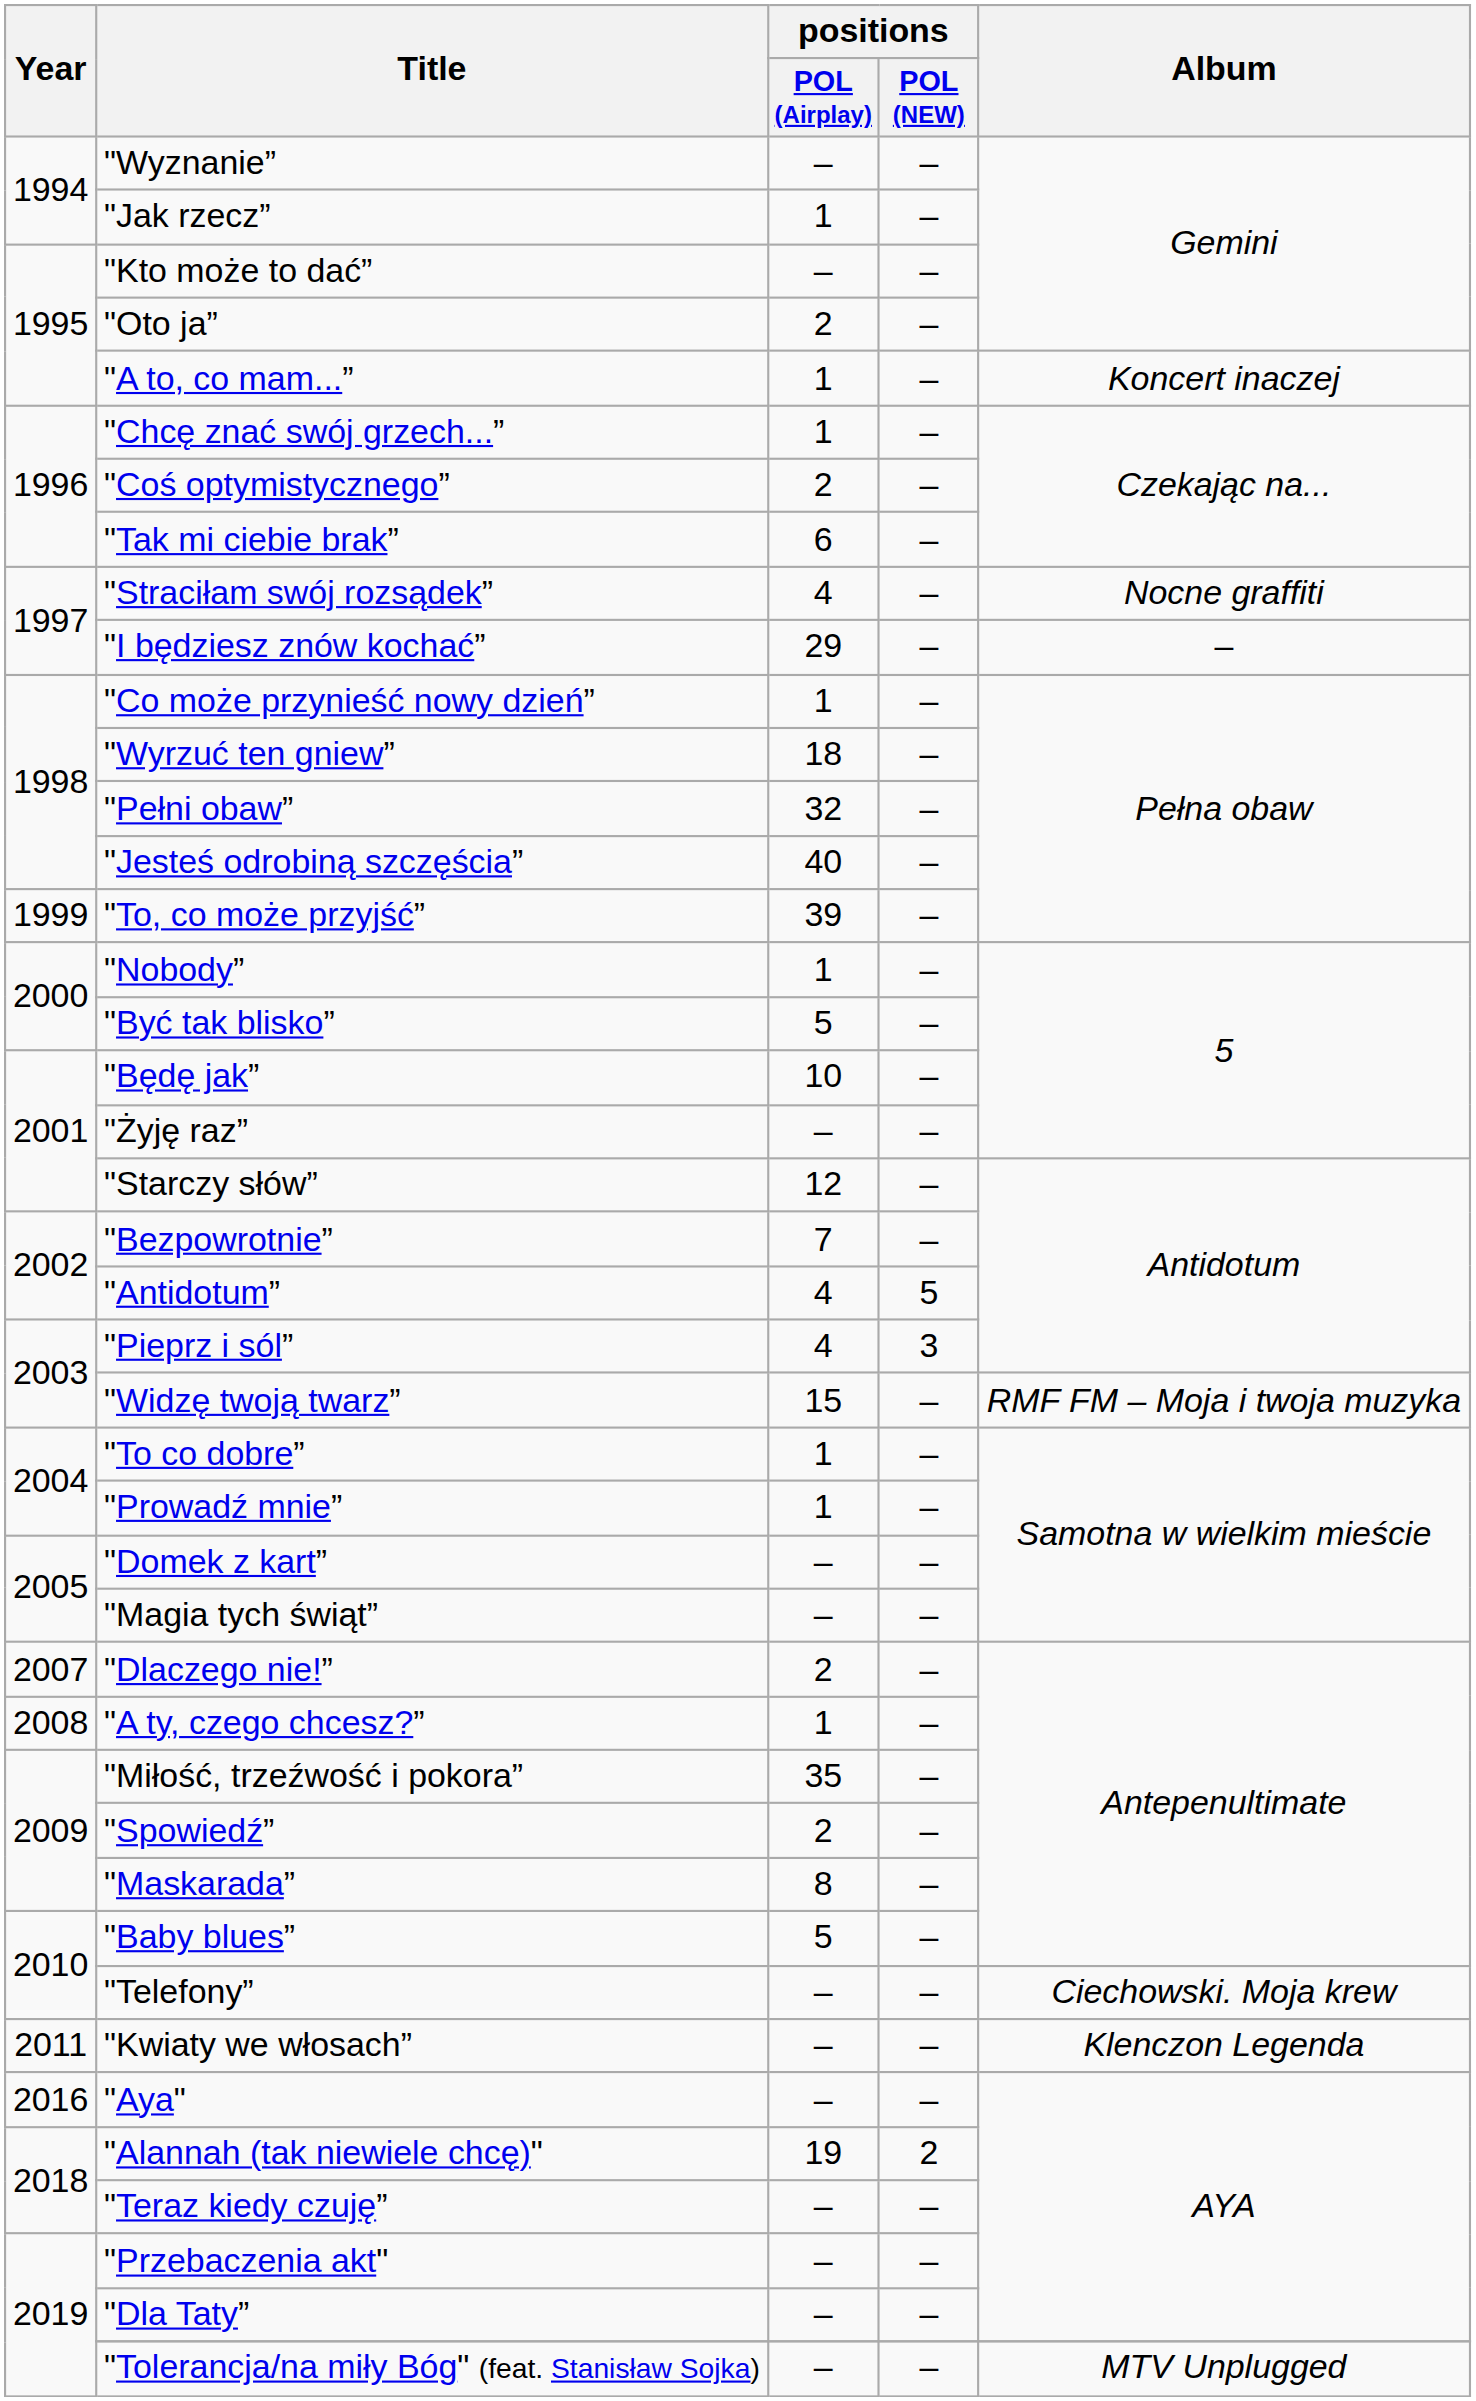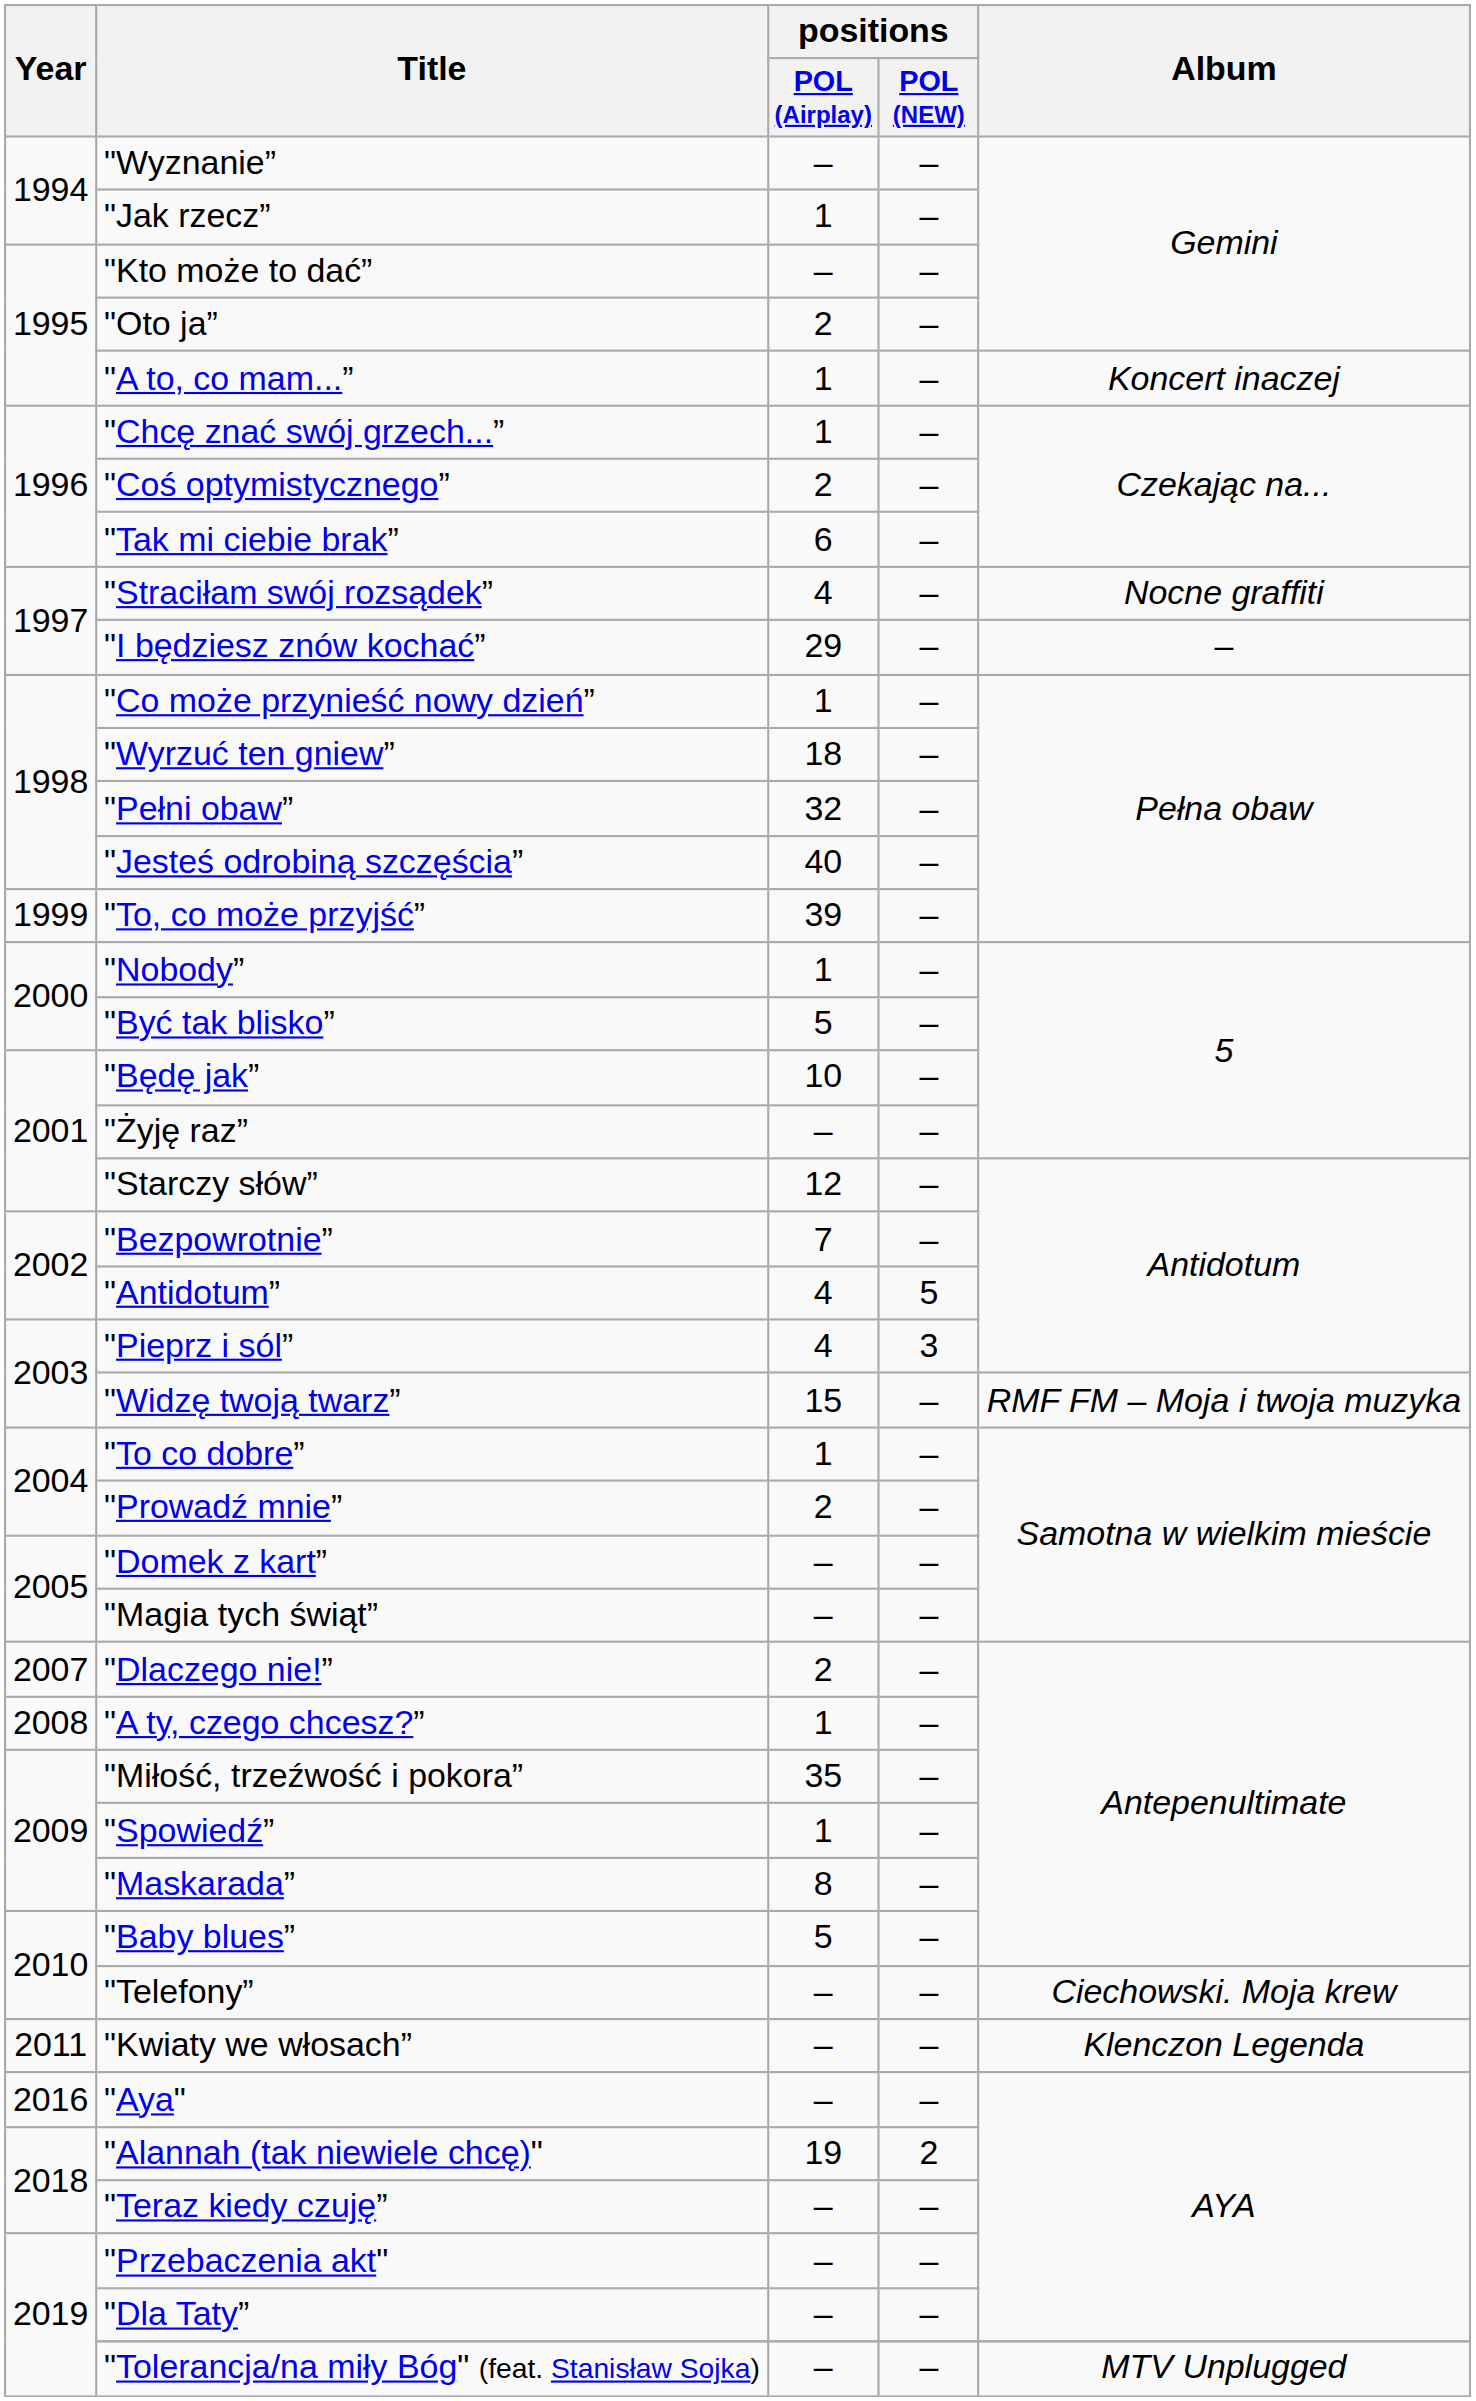(823, 1507) 1 -> (823, 1507) 2
(823, 1830) 2 -> (823, 1830) 1
